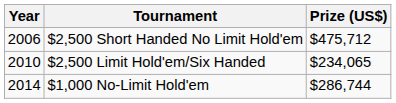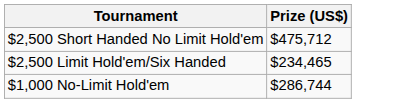- column: (24, 16)
(341, 62) $234,065 -> (301, 62) $234,465
